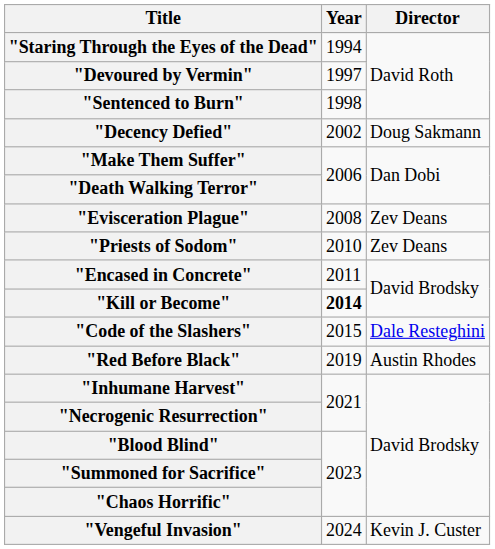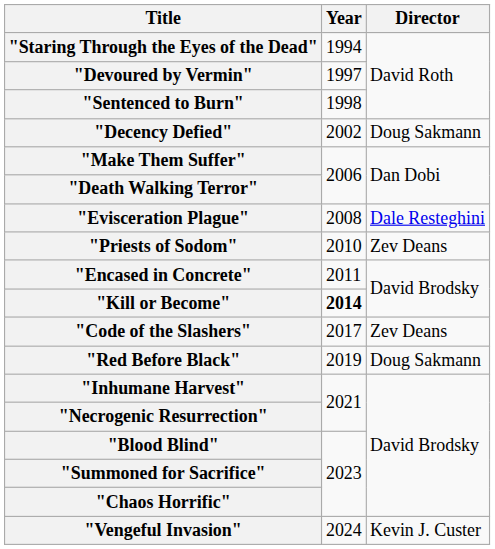(409, 217) Zev Deans -> (428, 217) Dale Resteghini
(344, 331) 2015 -> (344, 331) 2017
(428, 331) Dale Resteghini -> (409, 331) Zev Deans
(423, 359) Austin Rhodes -> (426, 359) Doug Sakmann
